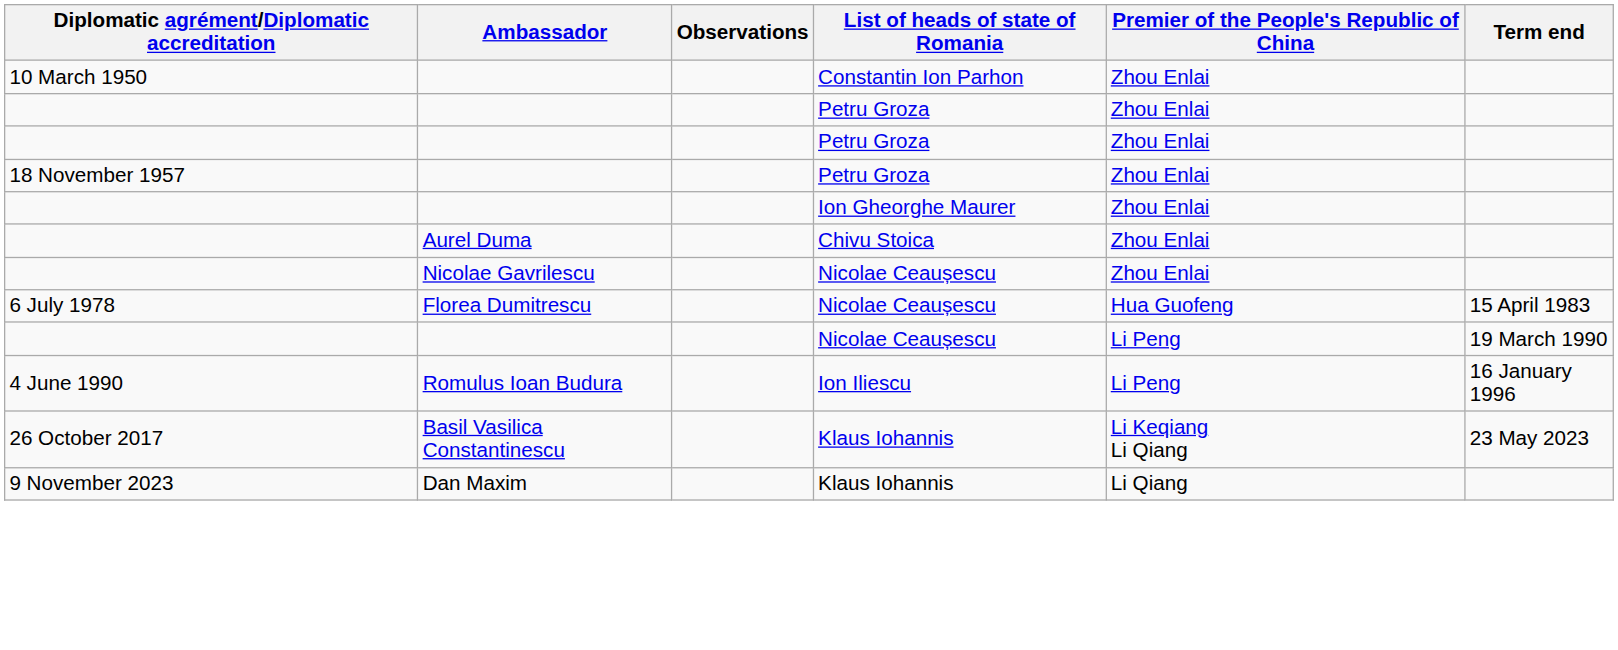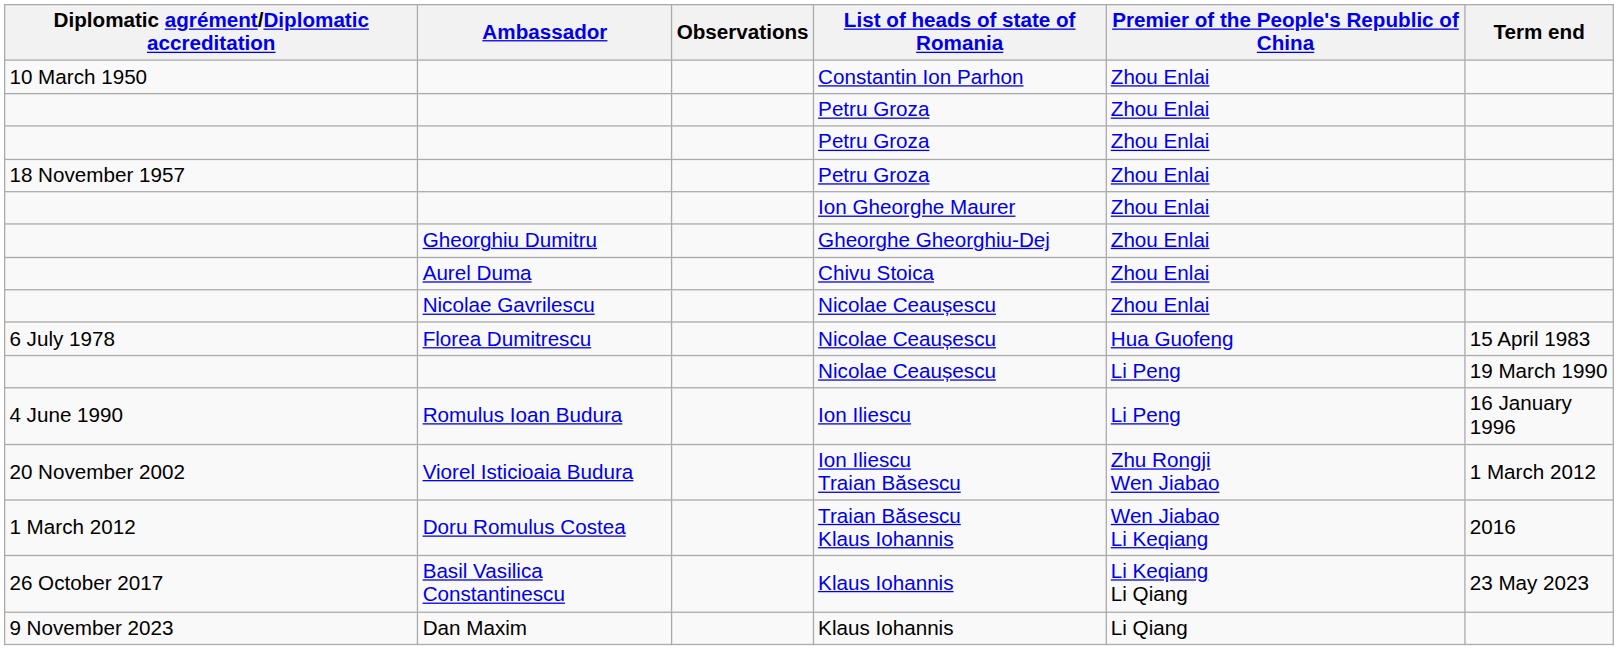+ row: (510, 240)
+ row: (528, 471)
+ row: (524, 527)
